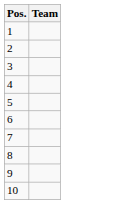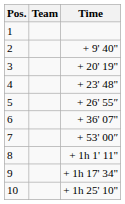+ column: (91, 13)
